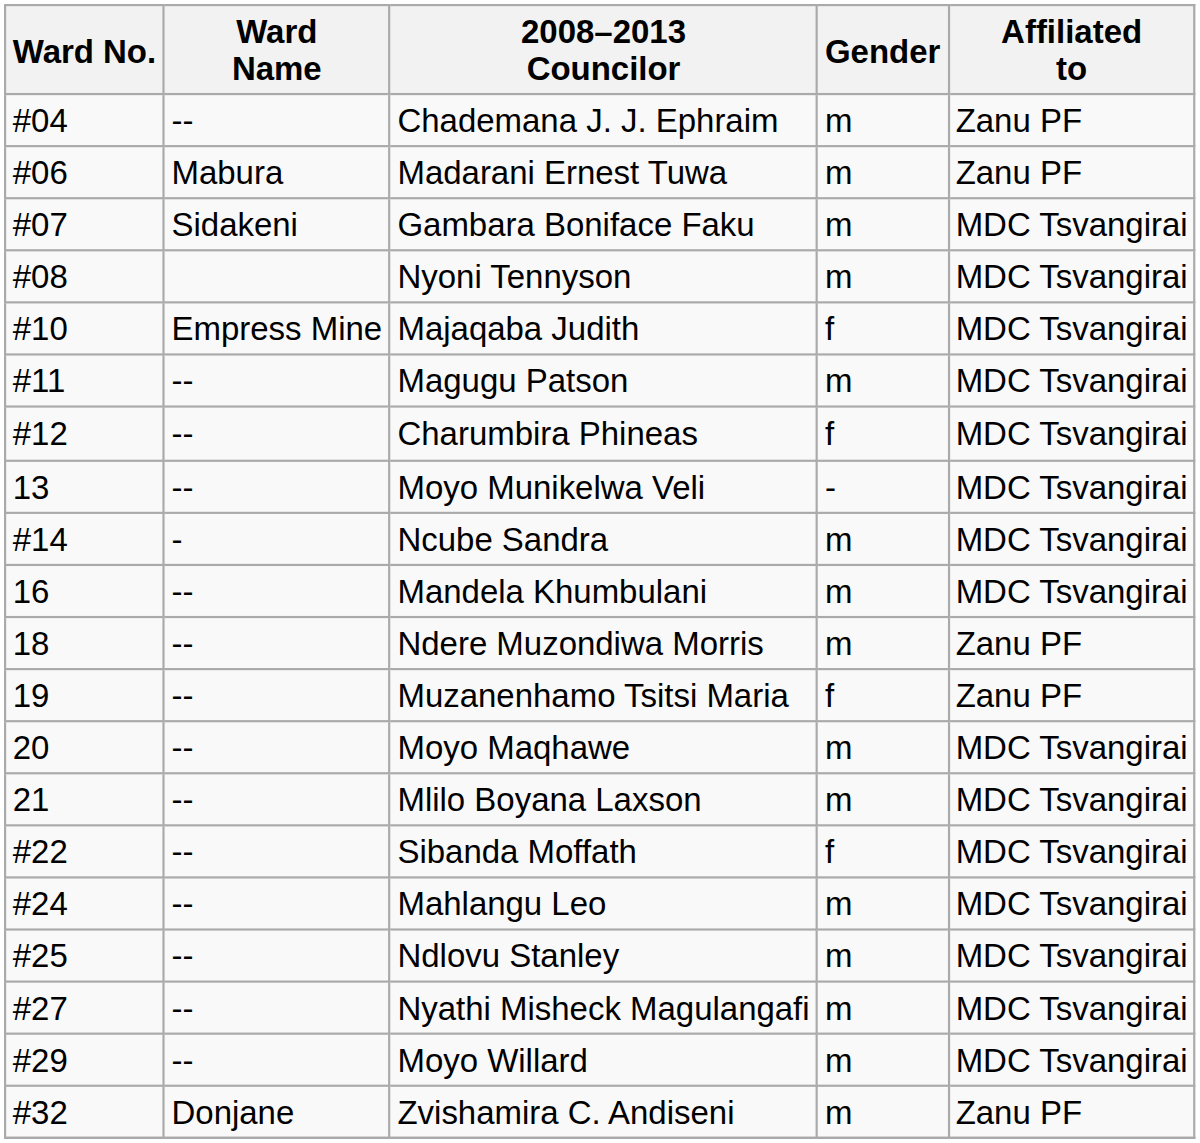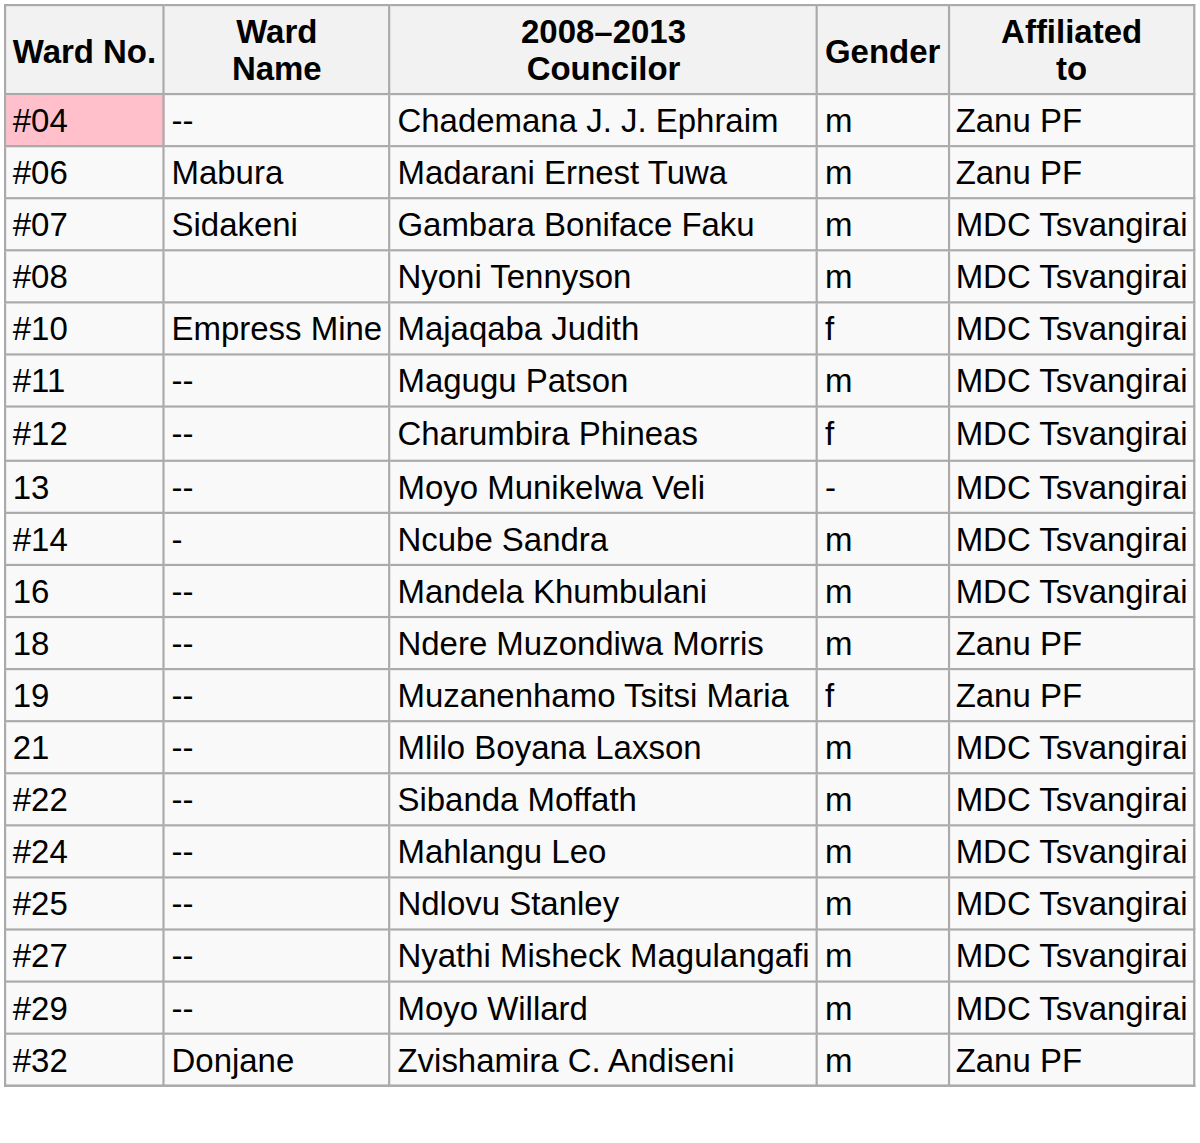(40, 120) no background -> (40, 120) pink background
- row: (514, 747)
(830, 852) f -> (839, 799) m
